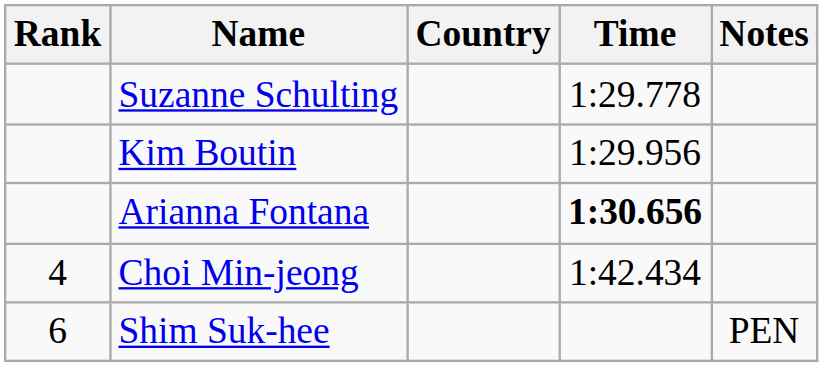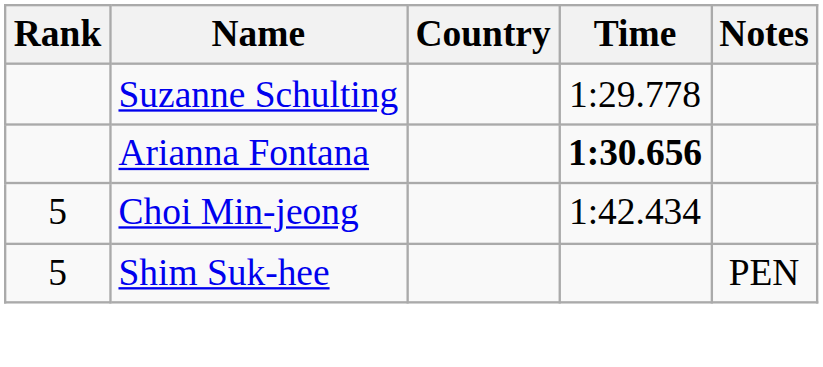- row: (207, 152)
(57, 271) 4 -> (57, 212) 5
(57, 331) 6 -> (57, 271) 5
